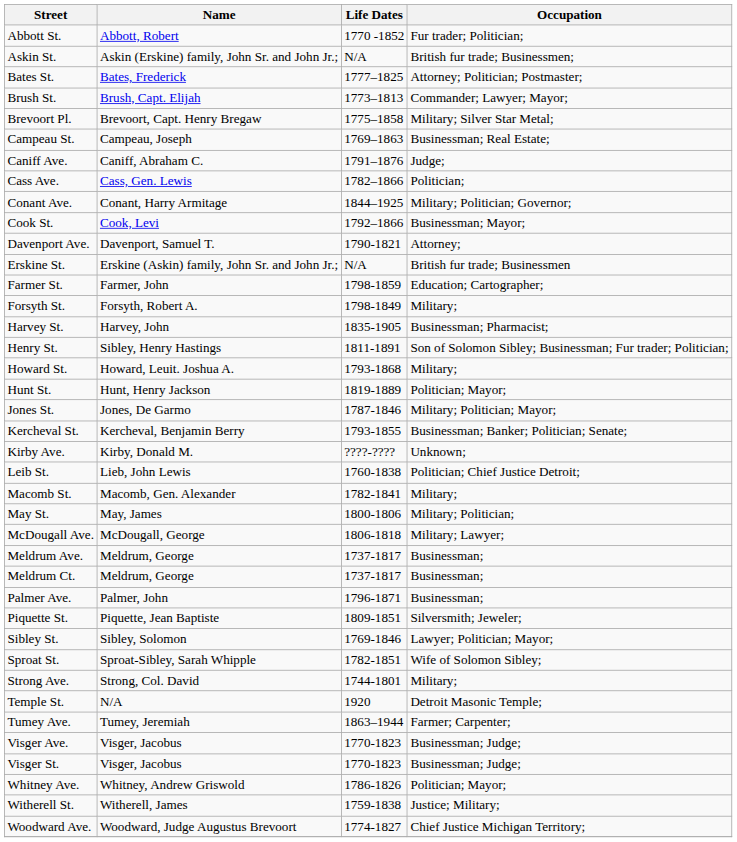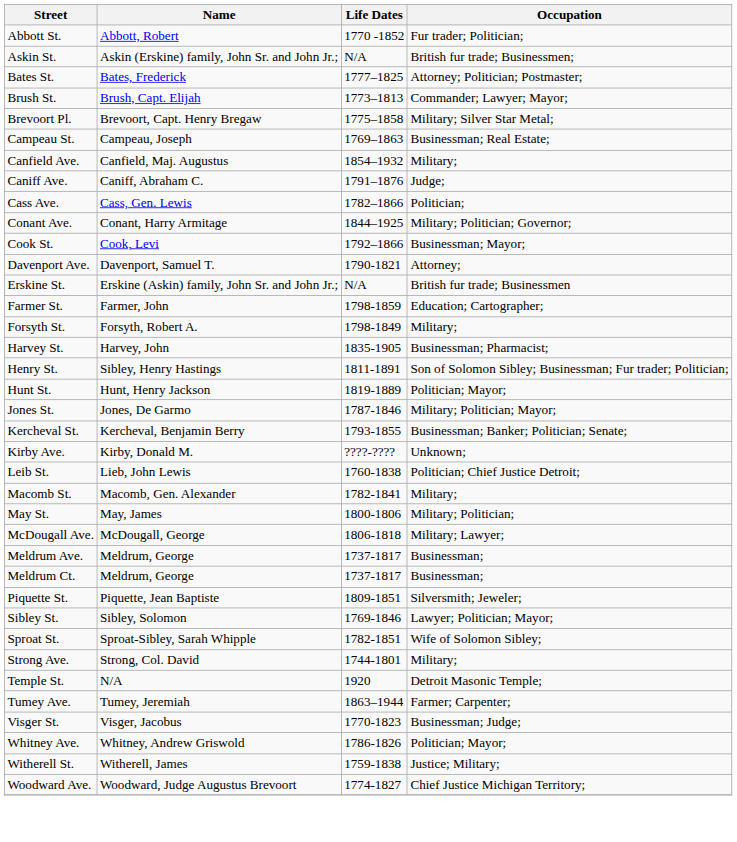+ row: (43, 160)
- row: (37, 368)
- row: (39, 597)
- row: (38, 743)
